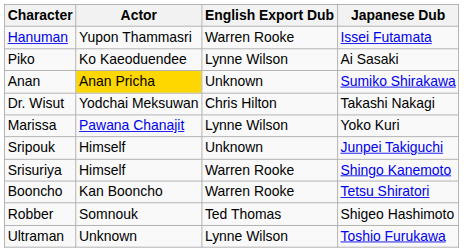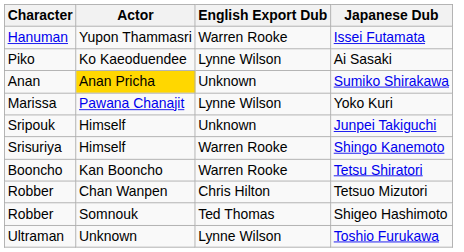- row: (388, 103)
+ row: (381, 192)
